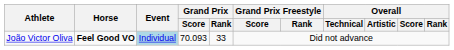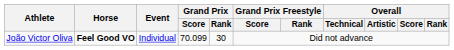(157, 39) lightblue background -> (157, 39) no background
(193, 39) 70.093 -> (193, 39) 70.099
(221, 39) 33 -> (221, 39) 30
